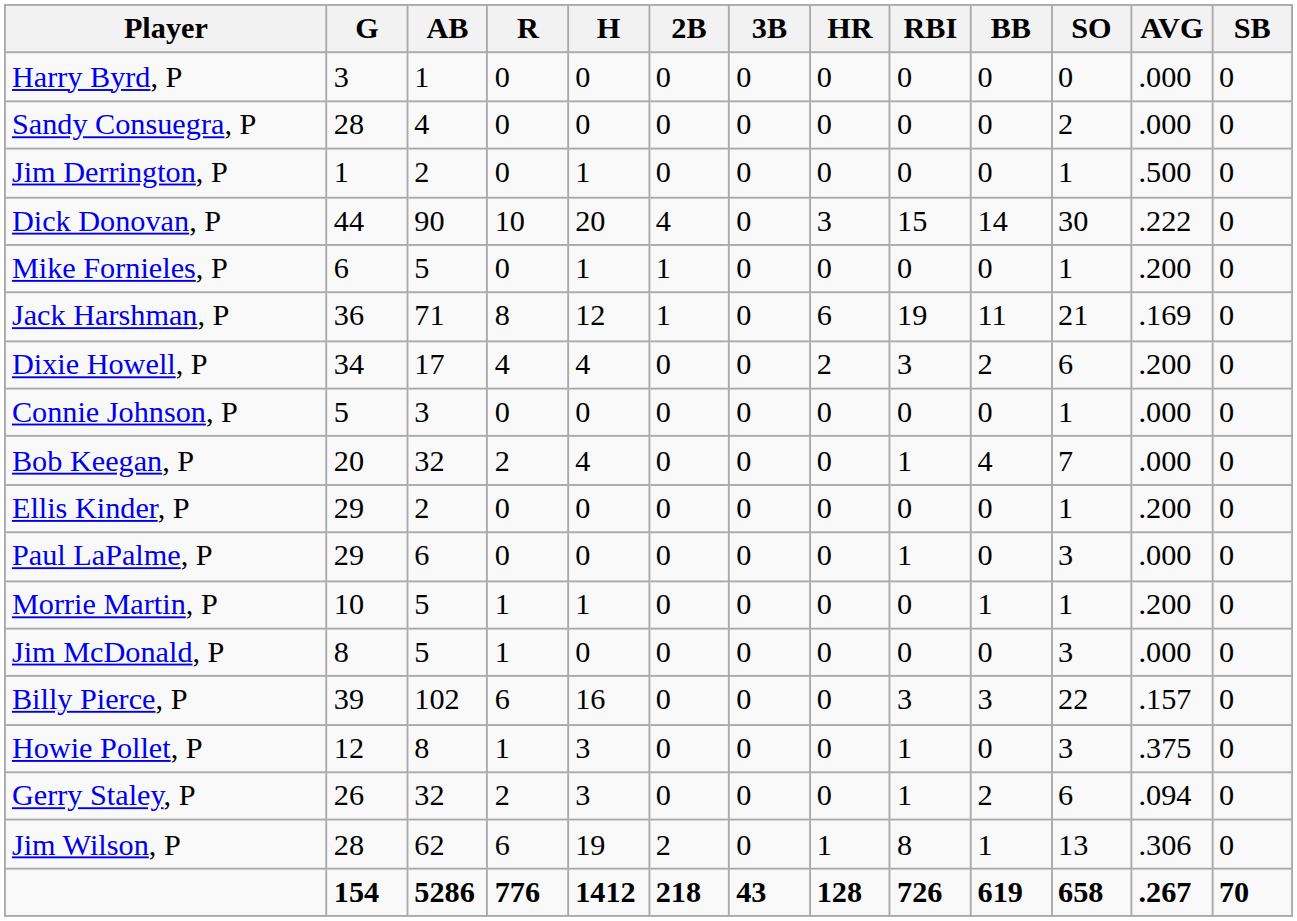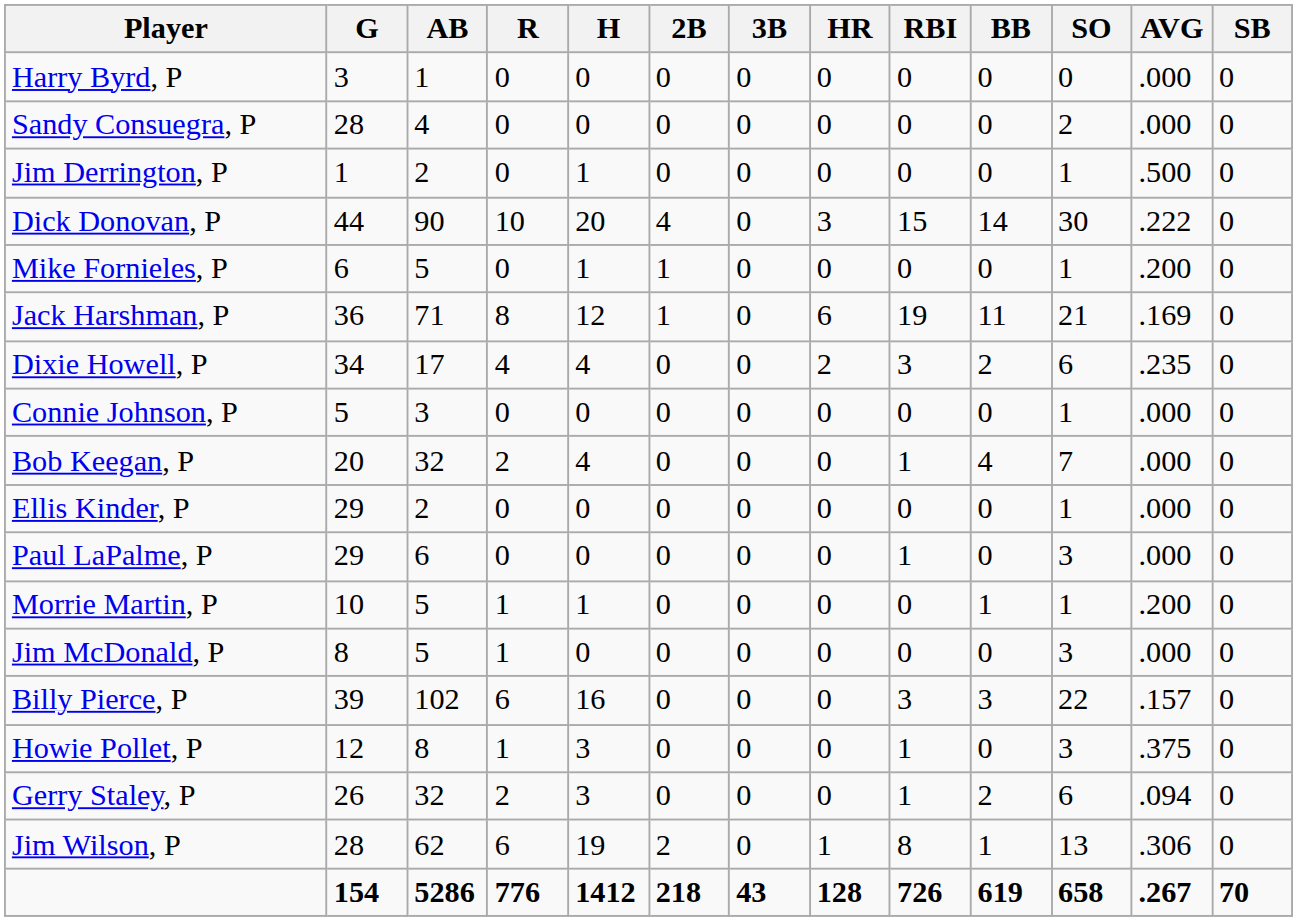(1165, 364) .200 -> (1165, 364) .235
(1165, 508) .200 -> (1165, 508) .000
